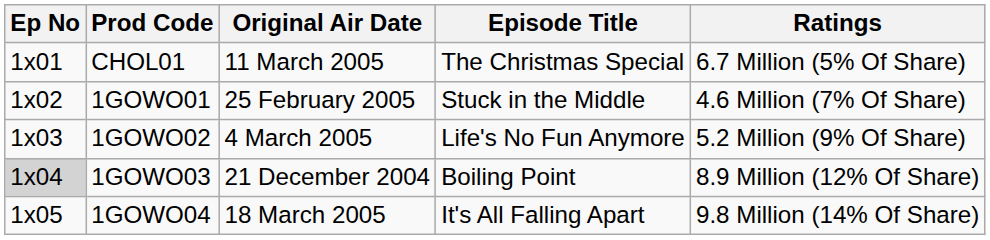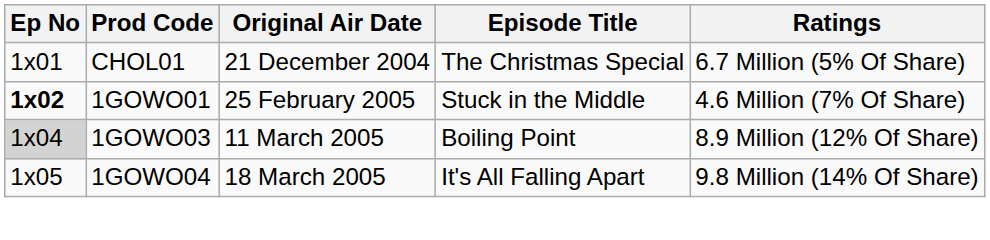(304, 61) 11 March 2005 -> (327, 61) 21 December 2004
(37, 100) normal -> (37, 100) bold
- row: (151, 138)
(327, 176) 21 December 2004 -> (304, 138) 11 March 2005
